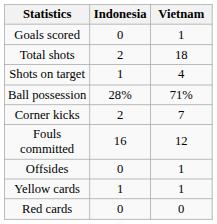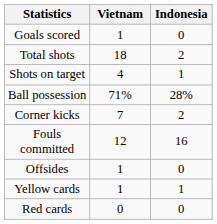columns swapped: (181, 14) <-> (120, 14)
